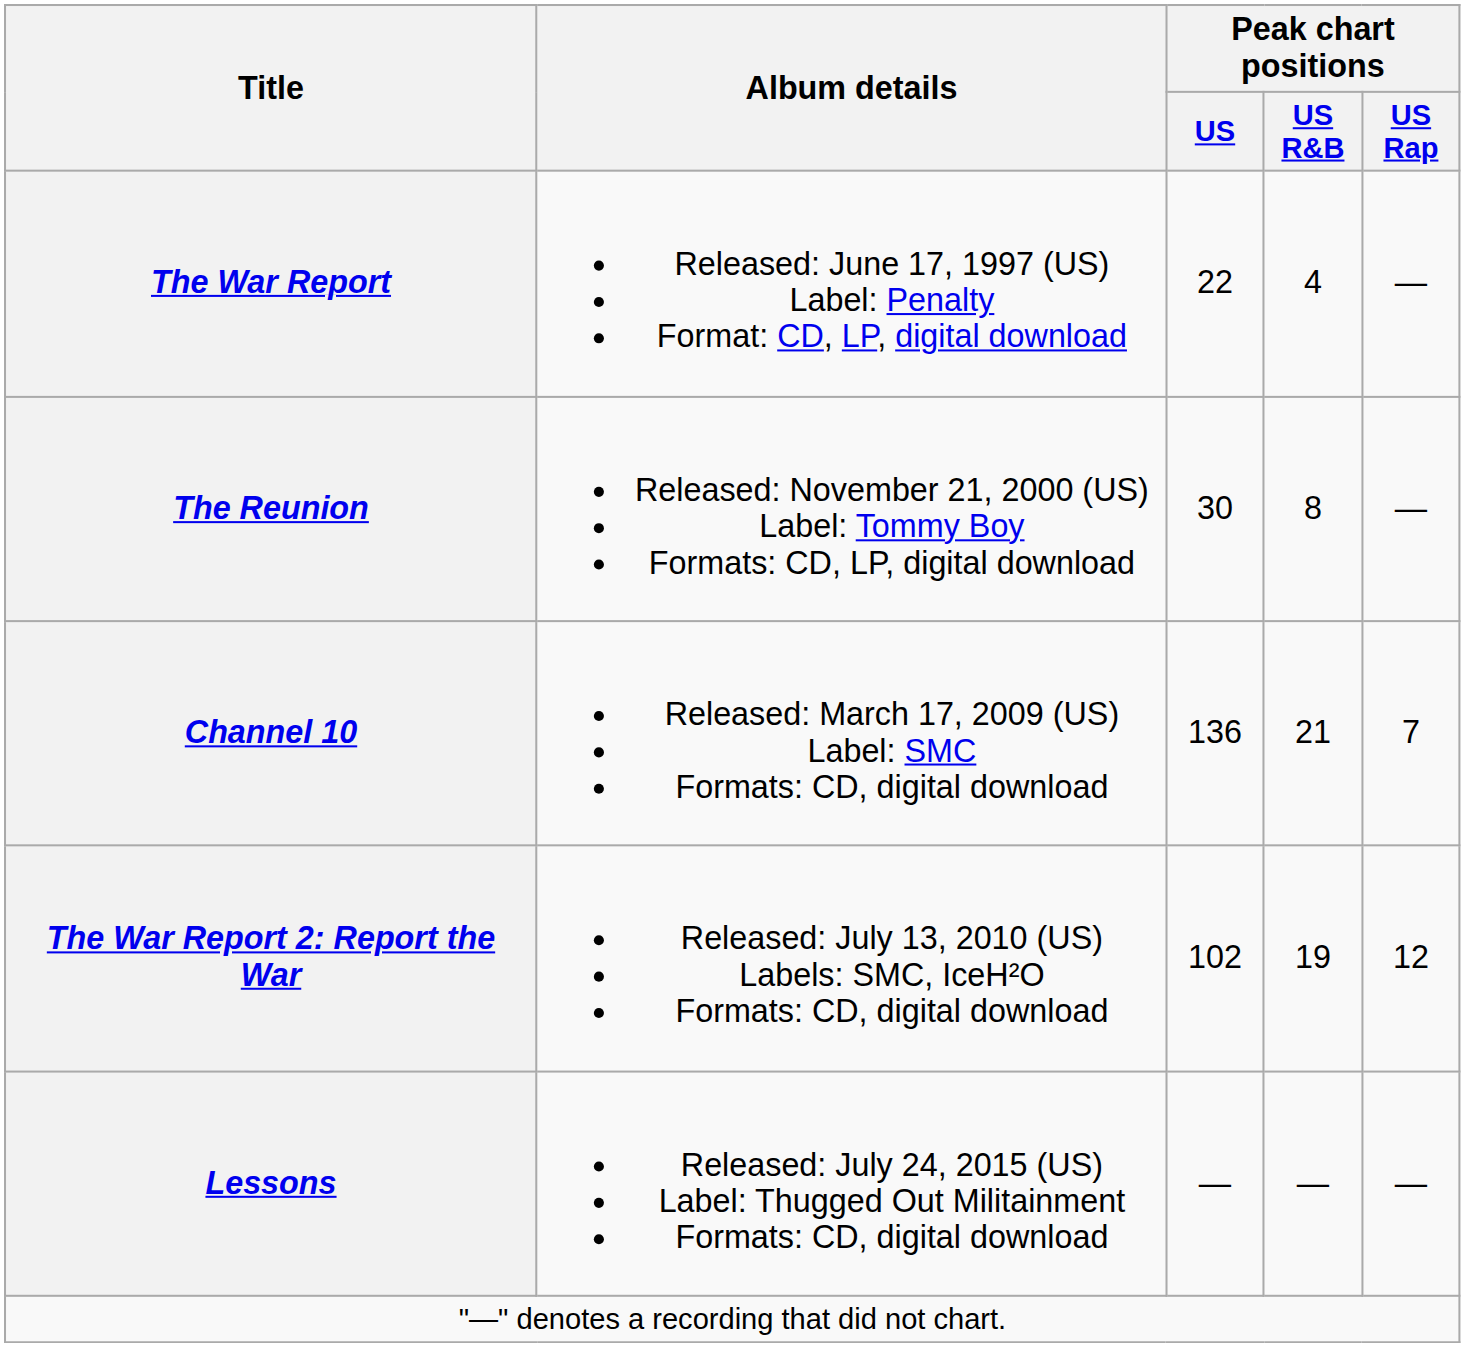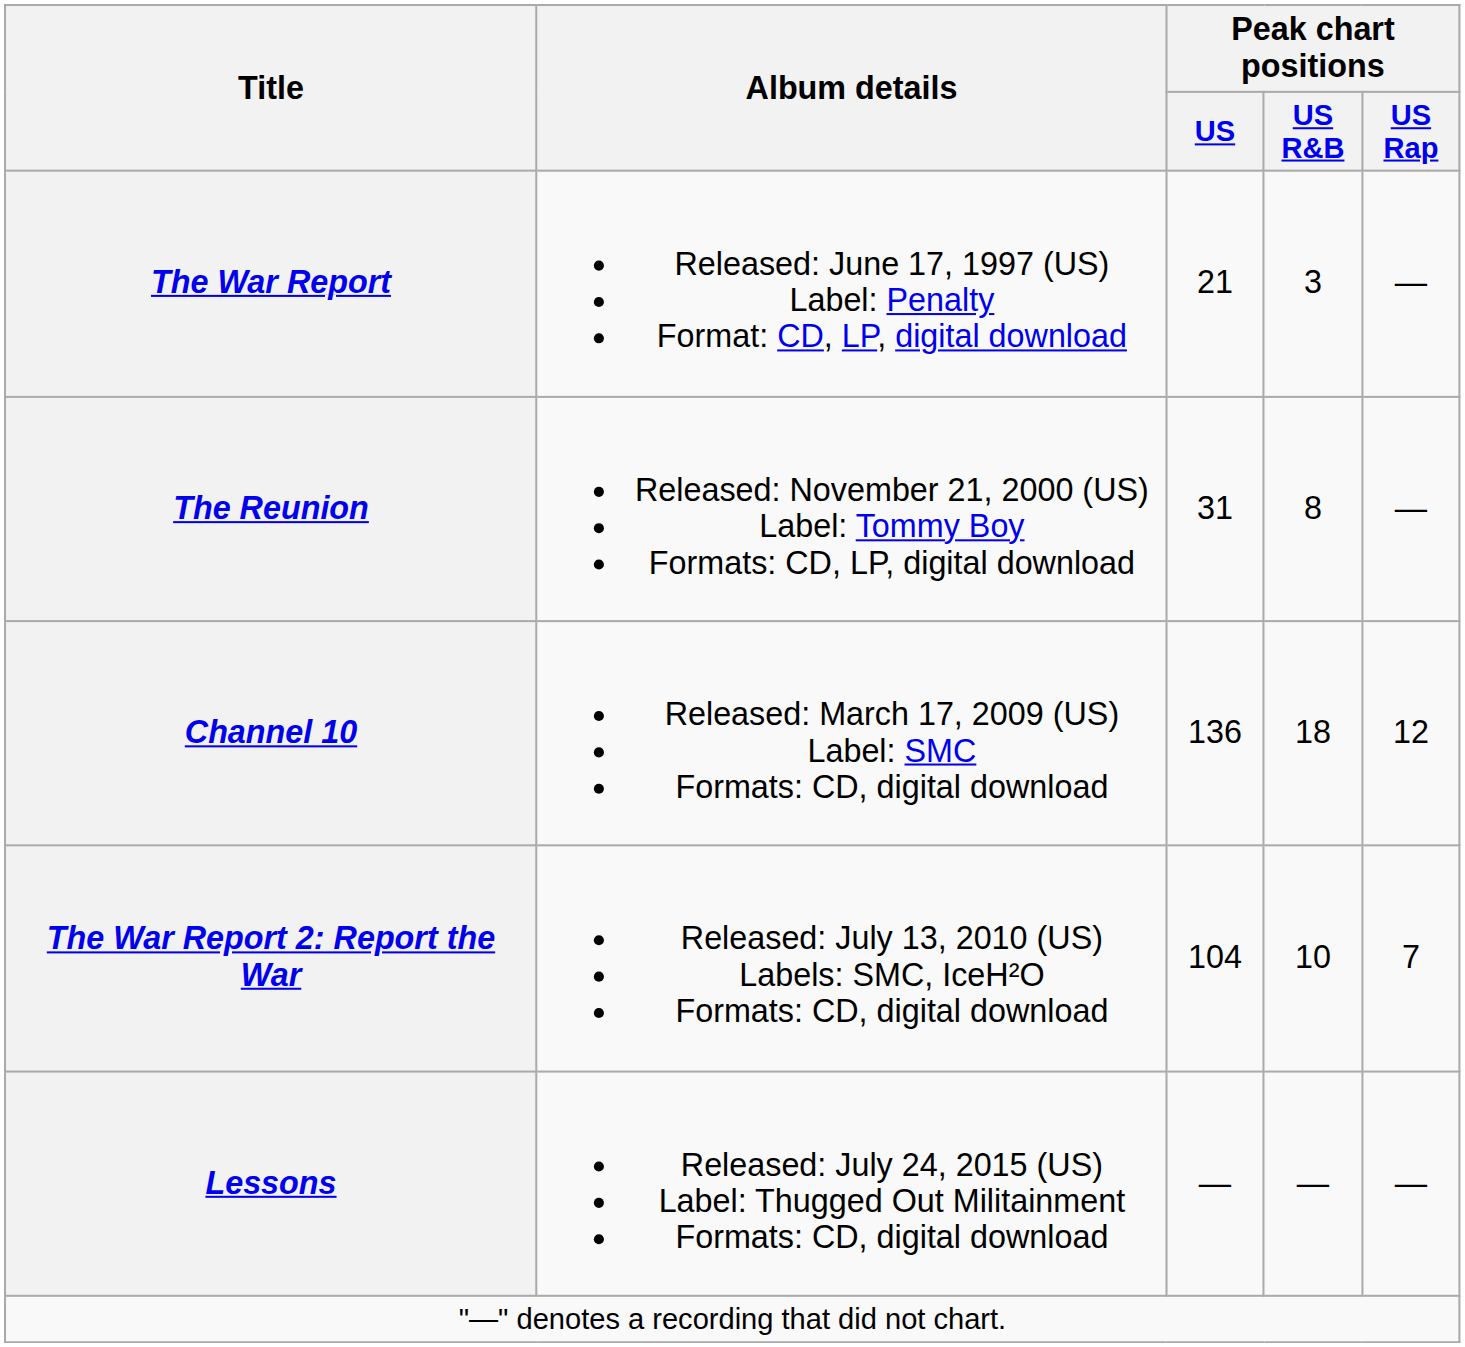(1215, 282) 22 -> (1215, 282) 21
(1313, 282) 4 -> (1313, 282) 3
(1215, 507) 30 -> (1215, 507) 31
(1313, 732) 21 -> (1313, 732) 18
(1411, 732) 7 -> (1411, 732) 12
(1215, 957) 102 -> (1215, 957) 104
(1313, 957) 19 -> (1313, 957) 10
(1411, 957) 12 -> (1411, 957) 7
